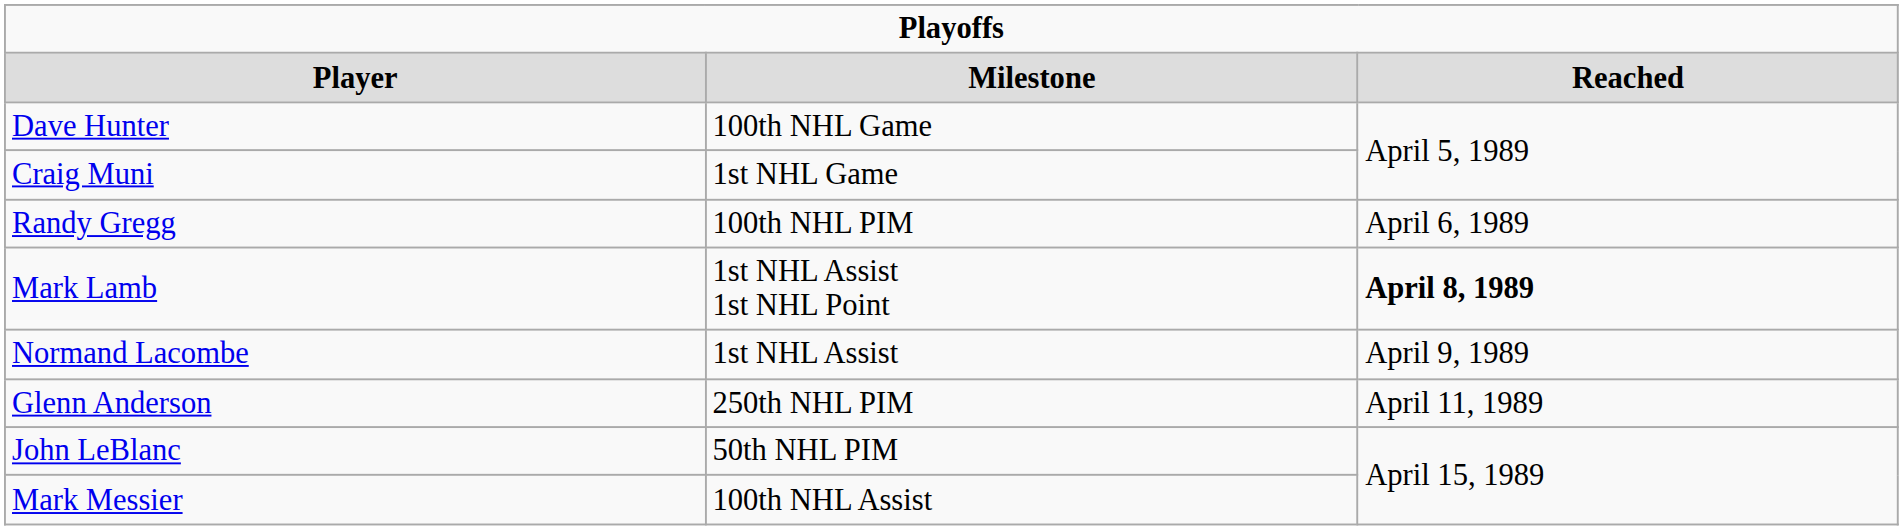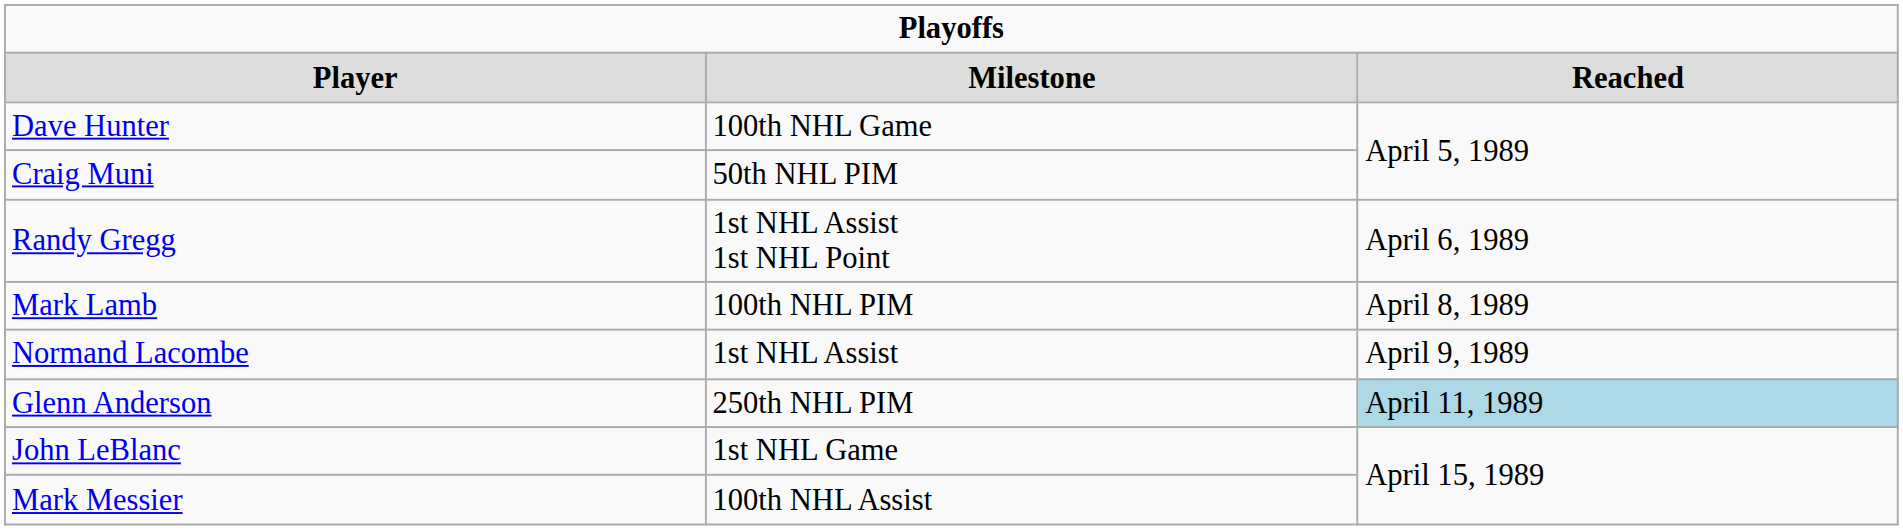(805, 174) 1st NHL Game -> (805, 174) 50th NHL PIM
(813, 222) 100th NHL PIM -> (805, 239) 1st NHL Assist 1st NHL Point
(805, 288) 1st NHL Assist 1st NHL Point -> (813, 305) 100th NHL PIM
(1450, 288) bold -> (1447, 305) normal
(1454, 402) no background -> (1454, 402) lightblue background
(805, 450) 50th NHL PIM -> (805, 450) 1st NHL Game
